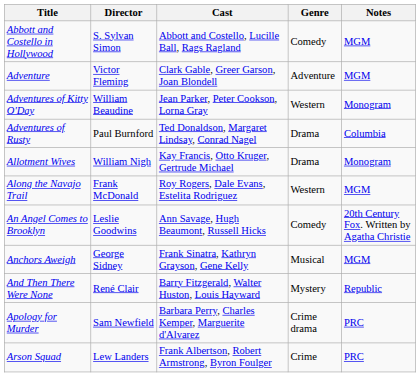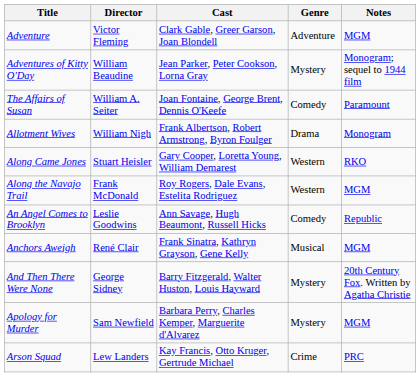- row: (30, 41)
(308, 104) Western -> (308, 70) Mystery
(367, 104) Monogram -> (375, 70) Monogram; sequel to 1944 film
- row: (36, 133)
+ row: (36, 104)
(214, 161) Kay Francis, Otto Kruger, Gertrude Michael -> (215, 133) Frank Albertson, Robert Armstrong, Byron Foulger
+ row: (46, 161)
(377, 225) 20th Century Fox. Written by Agatha Christie -> (363, 219) Republic
(109, 259) George Sidney -> (116, 247) René Clair
(116, 288) René Clair -> (109, 282) George Sidney
(363, 288) Republic -> (377, 282) 20th Century Fox. Written by Agatha Christie
(304, 322) Crime drama -> (308, 322) Mystery
(354, 322) PRC -> (357, 322) MGM
(215, 357) Frank Albertson, Robert Armstrong, Byron Foulger -> (214, 357) Kay Francis, Otto Kruger, Gertrude Michael
